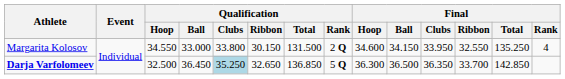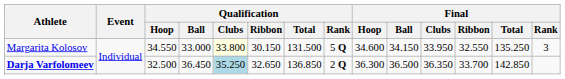(230, 47) no background -> (230, 47) lightyellow background
(338, 47) 2 Q -> (338, 47) 5 Q
(546, 47) 4 -> (546, 47) 3
(338, 65) 5 Q -> (338, 65) 2 Q
